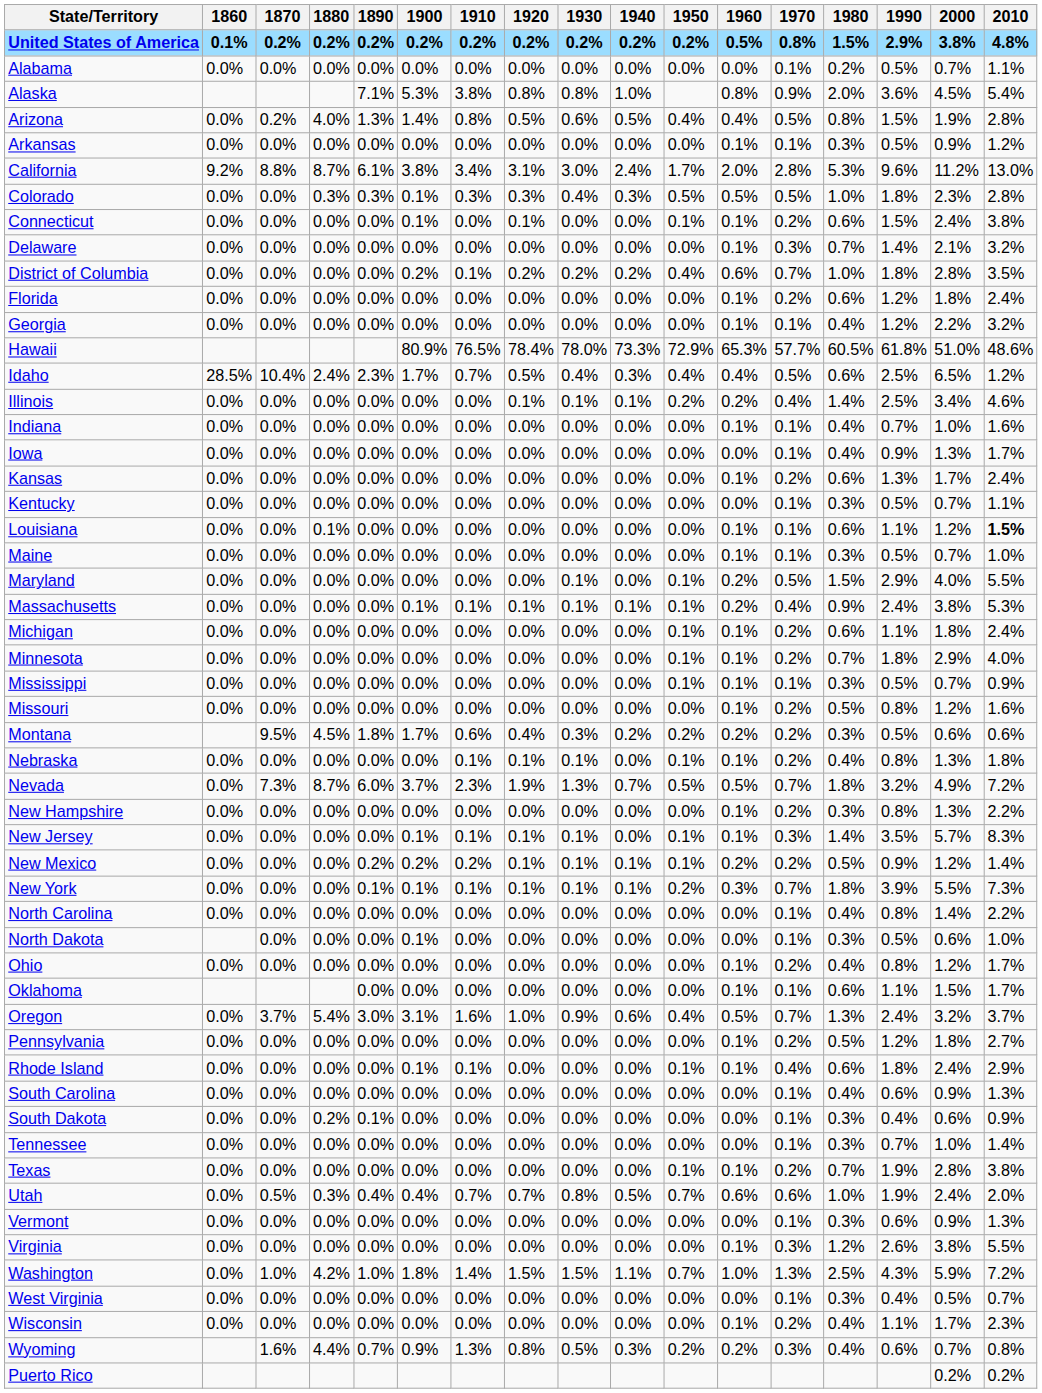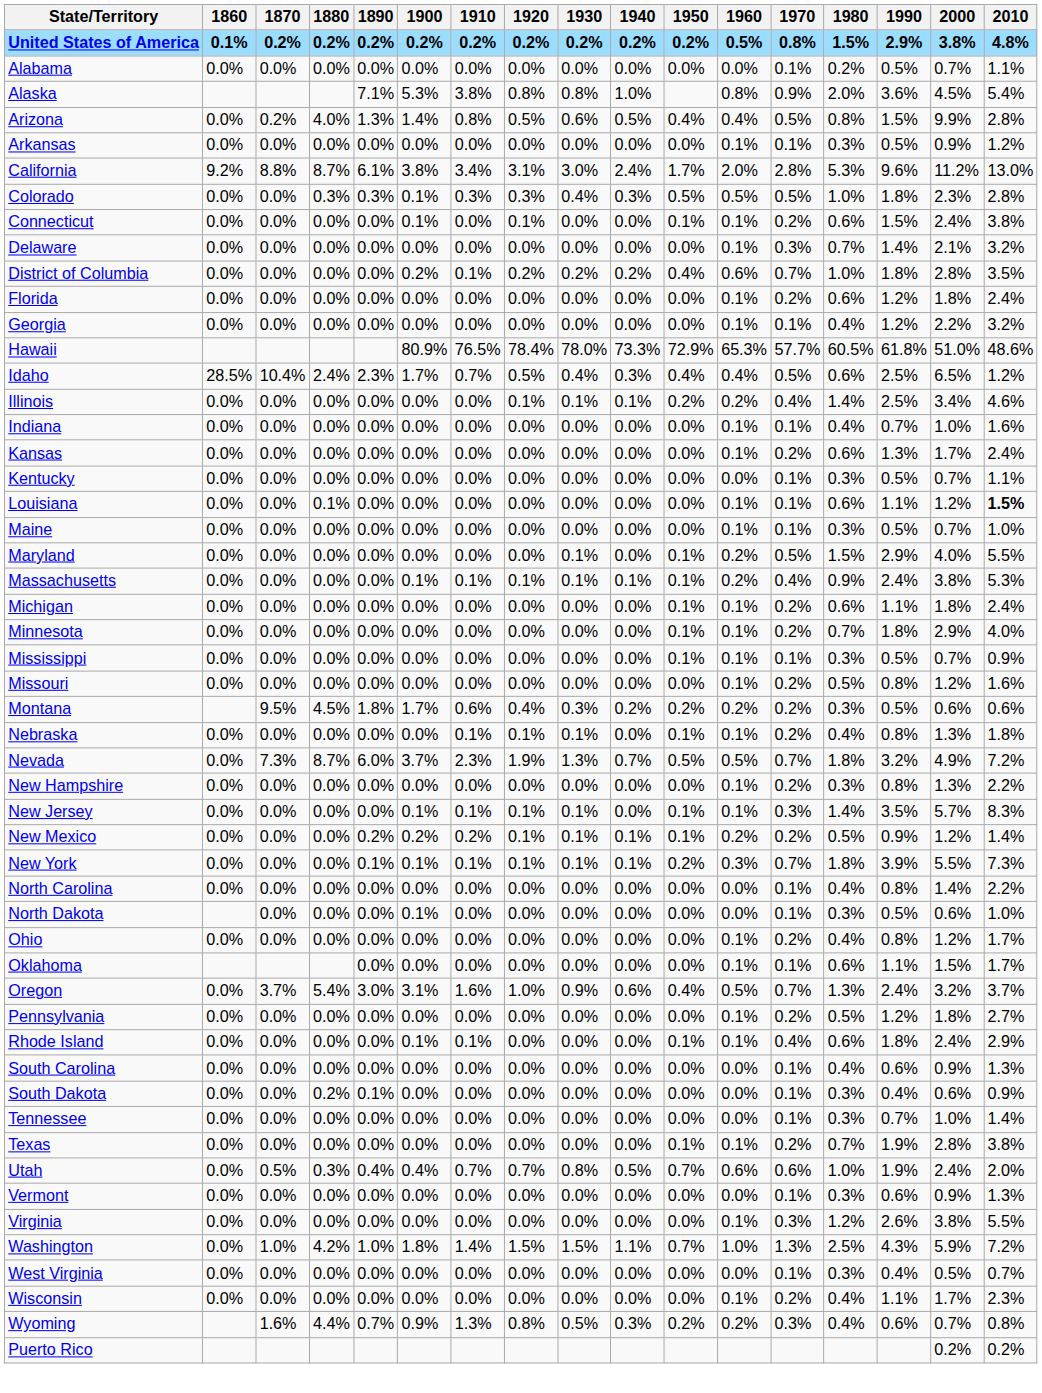(953, 119) 1.9% -> (953, 119) 9.9%
- row: (25, 453)
